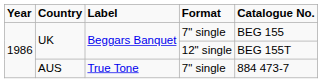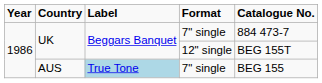(261, 31) BEG 155 -> (263, 31) 884 473-7
(113, 68) no background -> (113, 68) lightblue background
(263, 68) 884 473-7 -> (261, 68) BEG 155
